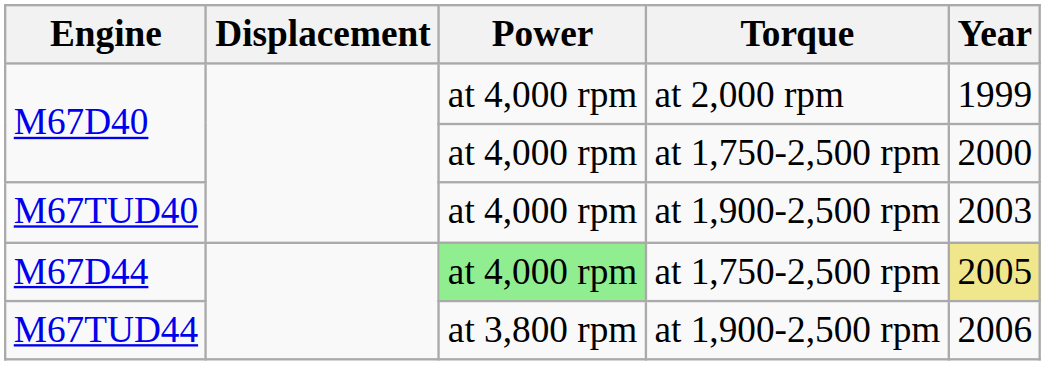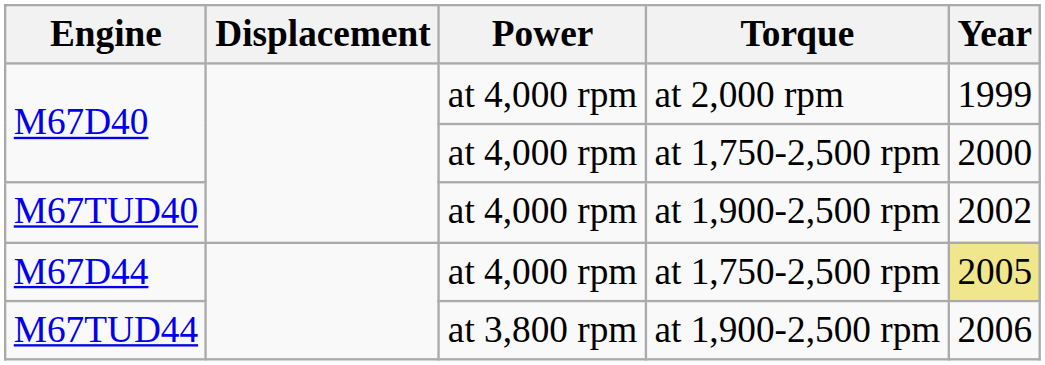(995, 211) 2003 -> (995, 211) 2002
(543, 270) lightgreen background -> (543, 270) no background
